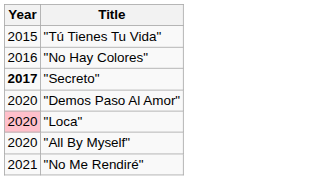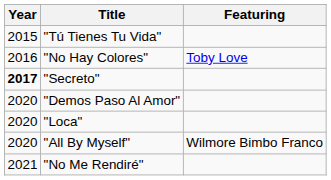+ column: (255, 15)
(22, 121) pink background -> (22, 121) no background
